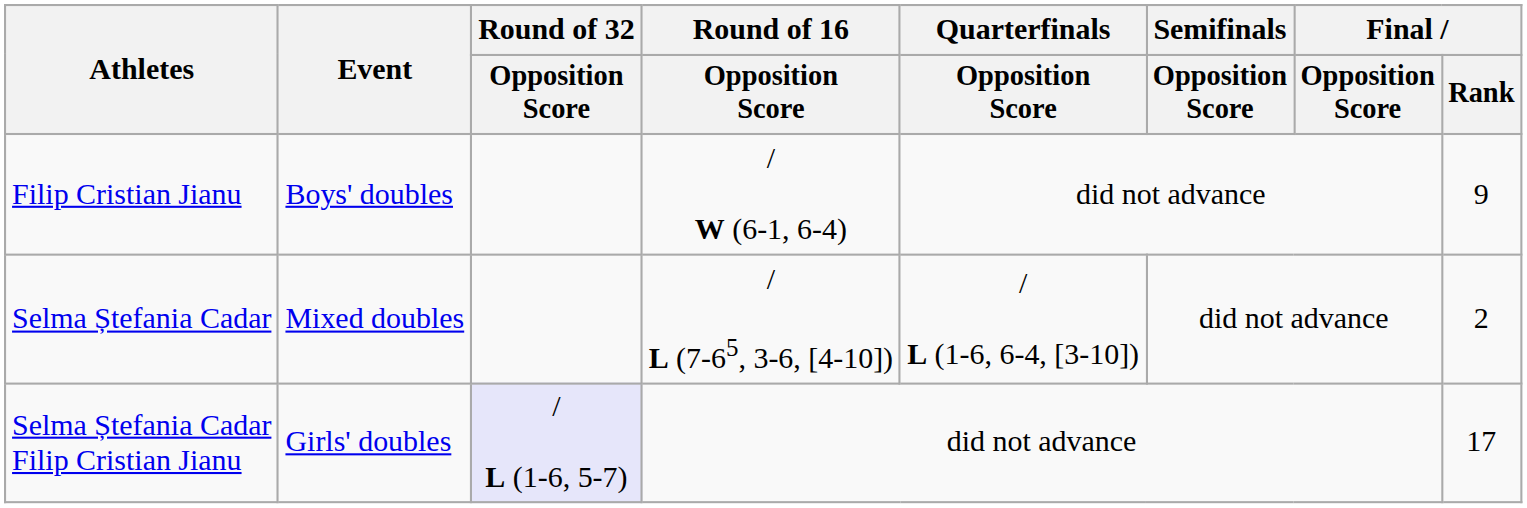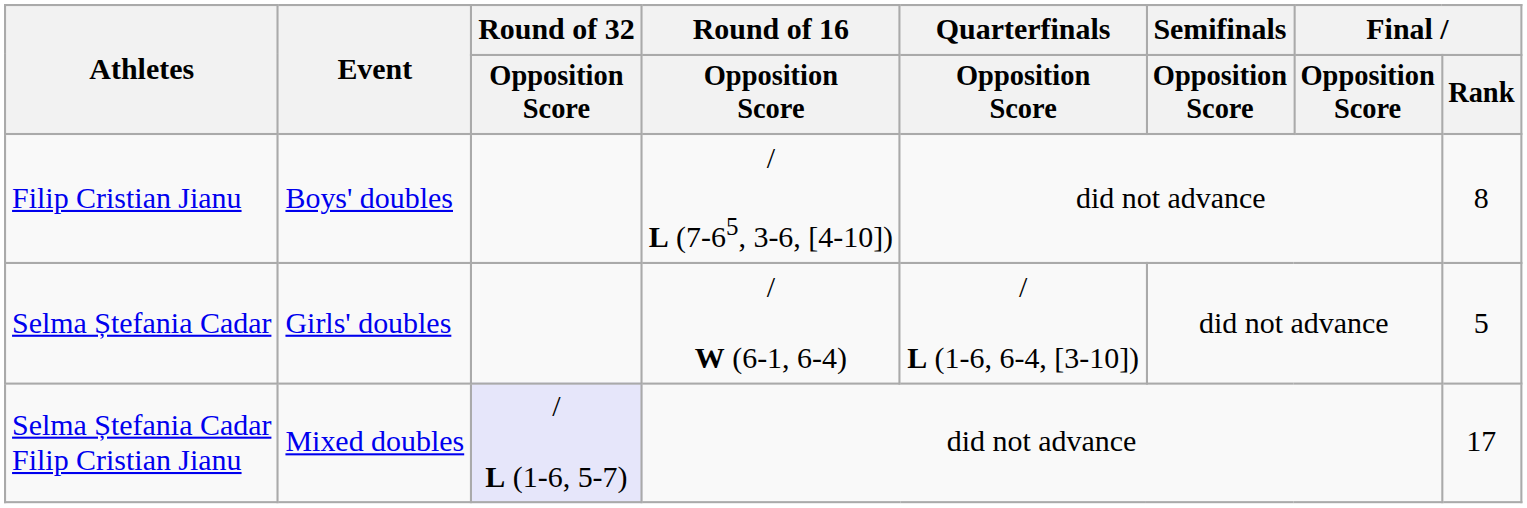(771, 194) / W (6-1, 6-4) -> (771, 198) / L (7-65, 3-6, [4-10])
(1481, 194) 9 -> (1481, 198) 8
(375, 318) Mixed doubles -> (368, 322) Girls' doubles
(771, 318) / L (7-65, 3-6, [4-10]) -> (771, 322) / W (6-1, 6-4)
(1481, 318) 2 -> (1481, 322) 5
(368, 442) Girls' doubles -> (375, 442) Mixed doubles
